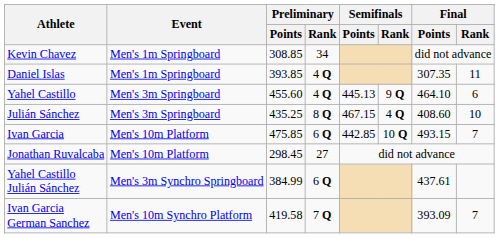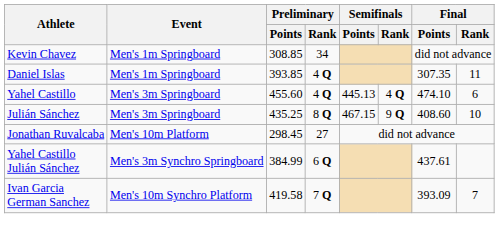(395, 94) 9 Q -> (395, 94) 4 Q
(434, 94) 464.10 -> (434, 94) 474.10
(395, 114) 4 Q -> (395, 114) 9 Q
- row: (36, 134)
